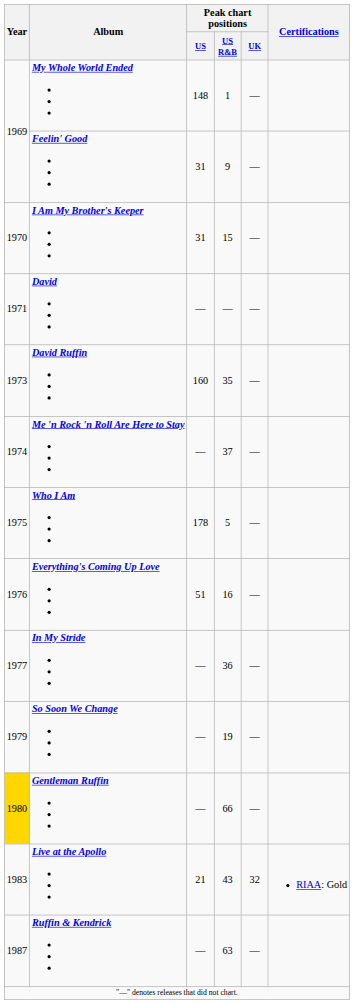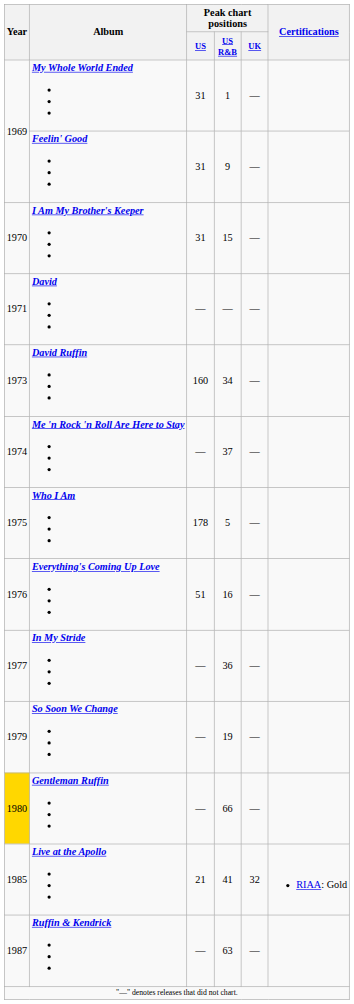(200, 95) 148 -> (200, 95) 31
(228, 380) 35 -> (228, 380) 34
(17, 879) 1983 -> (17, 879) 1985
(228, 879) 43 -> (228, 879) 41
